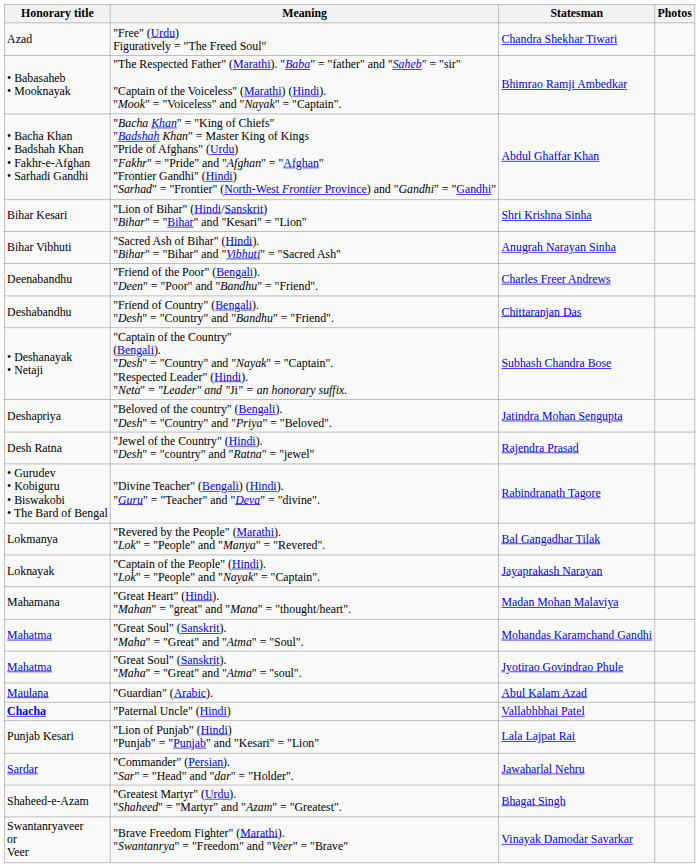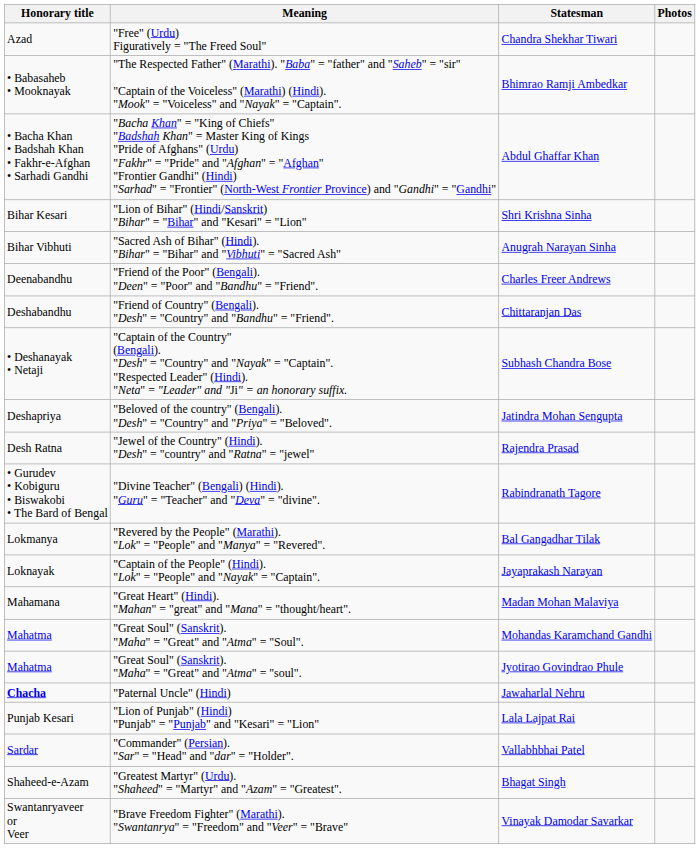- row: (163, 692)
(543, 711) Vallabhbhai Patel -> (543, 692) Jawaharlal Nehru
(543, 769) Jawaharlal Nehru -> (543, 750) Vallabhbhai Patel
